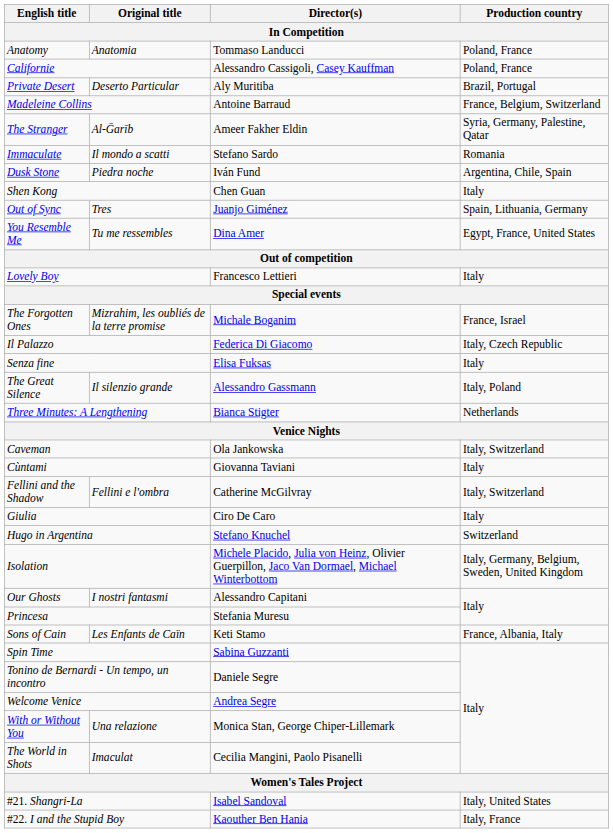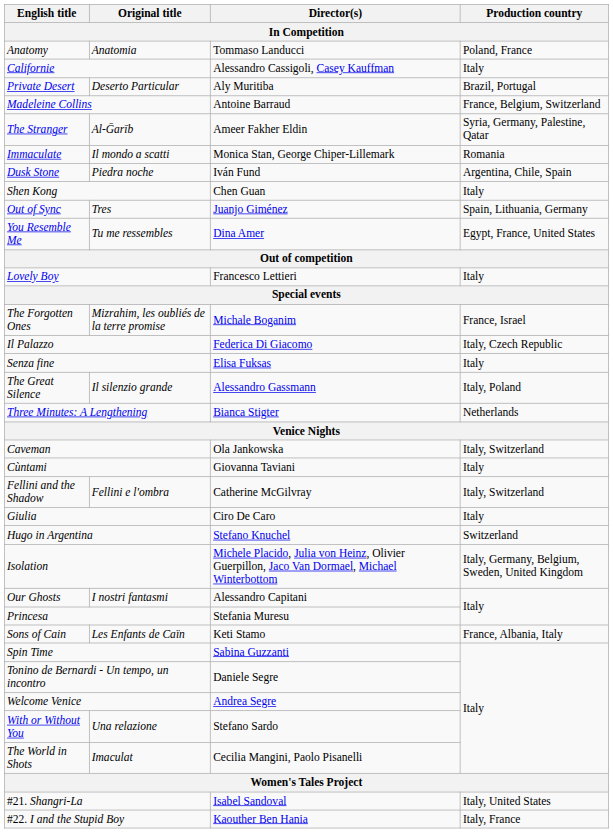(497, 68) Poland, France -> (473, 68) Italy
(246, 154) Stefano Sardo -> (304, 154) Monica Stan, George Chiper-Lillemark
(304, 726) Monica Stan, George Chiper-Lillemark -> (246, 726) Stefano Sardo
